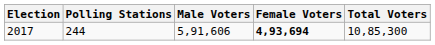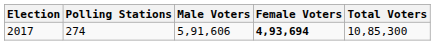(76, 31) 244 -> (76, 31) 274
